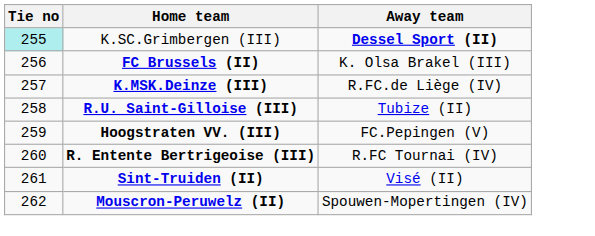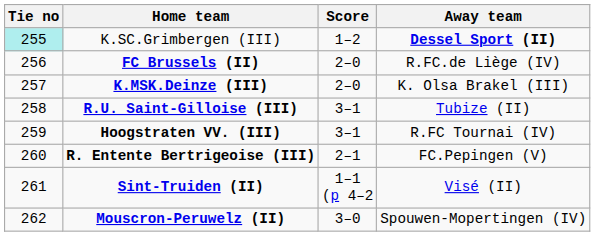+ column: (348, 16)
(425, 63) K. Olsa Brakel (III) -> (483, 63) R.FC.de Liège (IV)
(425, 86) R.FC.de Liège (IV) -> (483, 86) K. Olsa Brakel (III)
(425, 133) FC.Pepingen (V) -> (483, 133) R.FC Tournai (IV)
(425, 156) R.FC Tournai (IV) -> (483, 156) FC.Pepingen (V)
